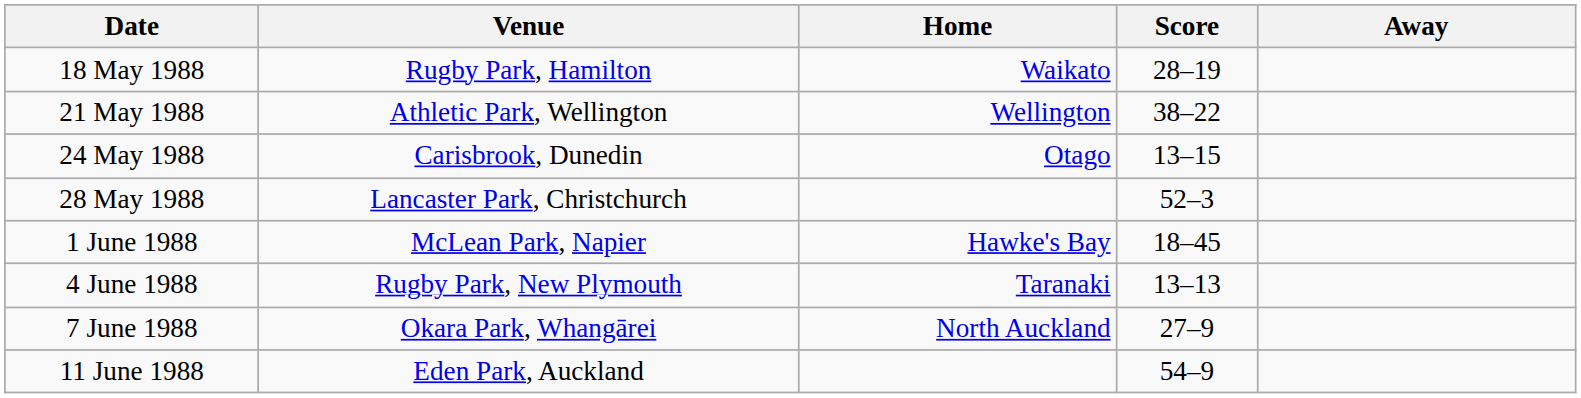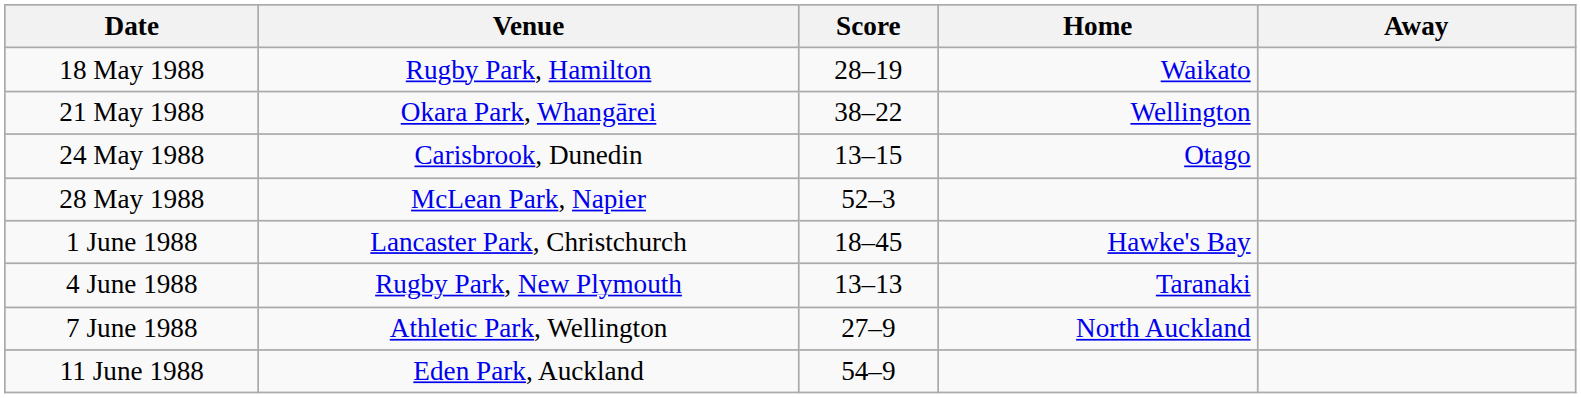columns swapped: (958, 26) <-> (1187, 26)
(529, 112) Athletic Park, Wellington -> (529, 112) Okara Park, Whangārei
(529, 198) Lancaster Park, Christchurch -> (529, 198) McLean Park, Napier
(529, 241) McLean Park, Napier -> (529, 241) Lancaster Park, Christchurch
(529, 328) Okara Park, Whangārei -> (529, 328) Athletic Park, Wellington
